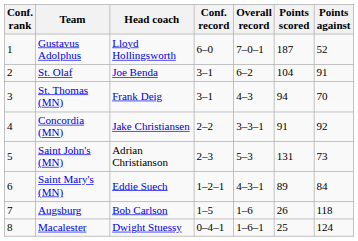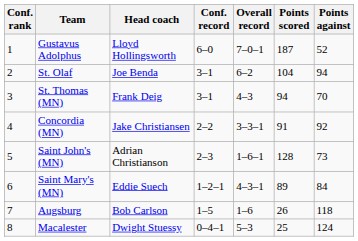(322, 73) 91 -> (322, 73) 94
(244, 156) 5–3 -> (250, 156) 1–6–1
(285, 156) 131 -> (285, 156) 128
(250, 227) 1–6–1 -> (244, 227) 5–3
